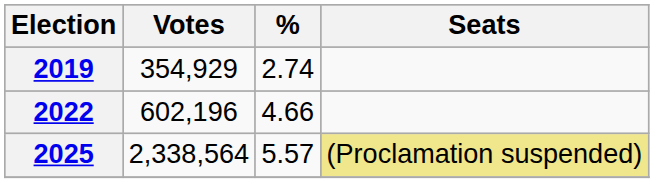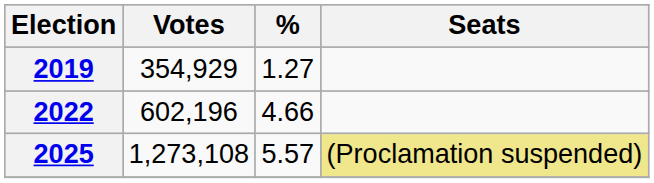(288, 68) 2.74 -> (288, 68) 1.27
(189, 154) 2,338,564 -> (189, 154) 1,273,108
